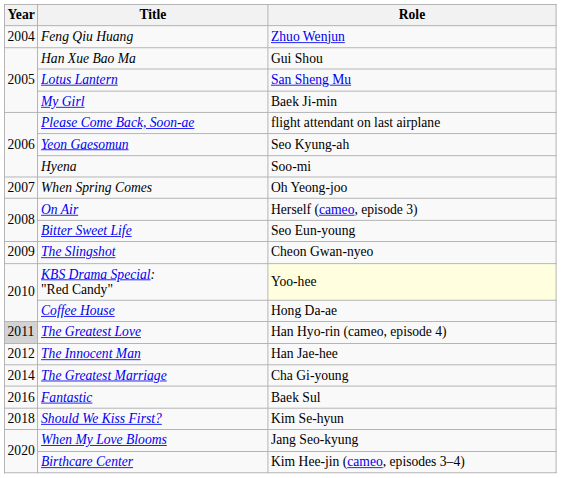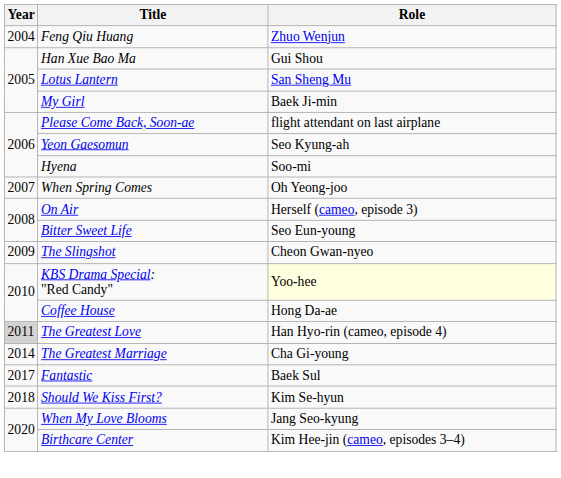- row: (91, 354)
(21, 397) 2016 -> (21, 375) 2017
